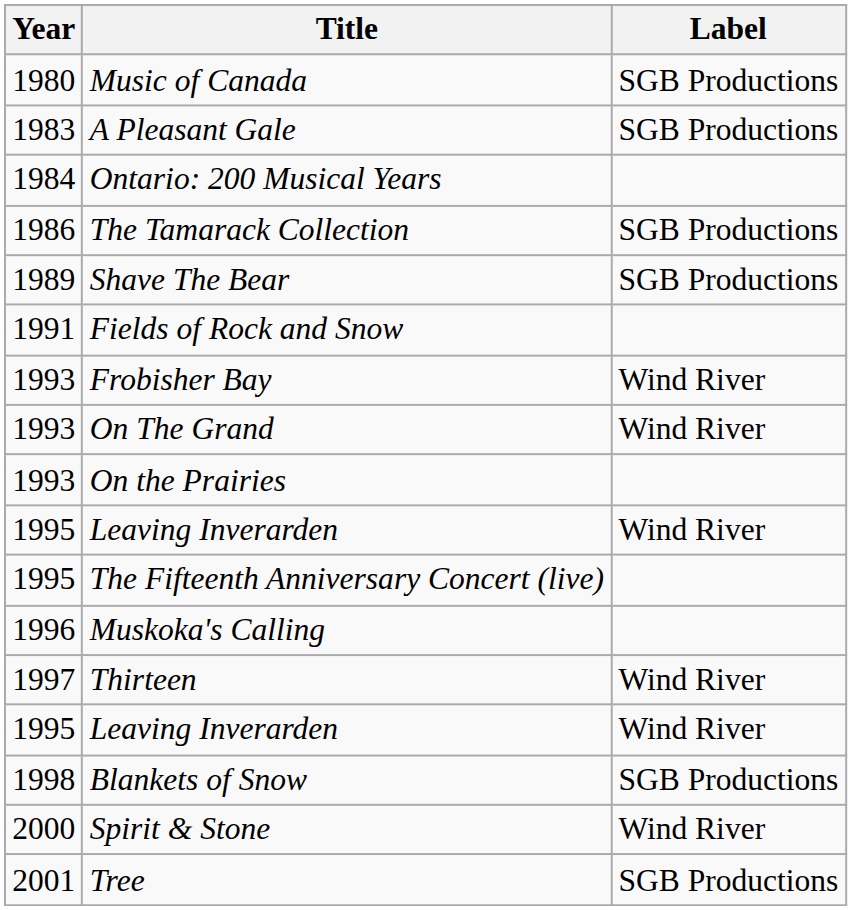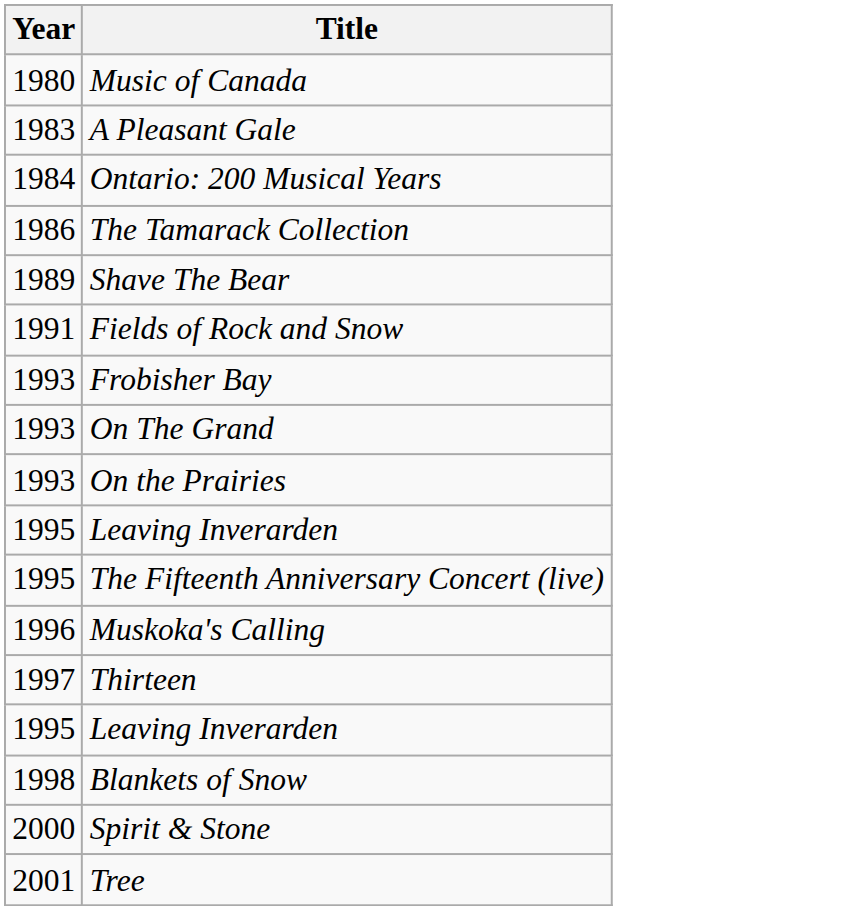- column: (728, 29)
